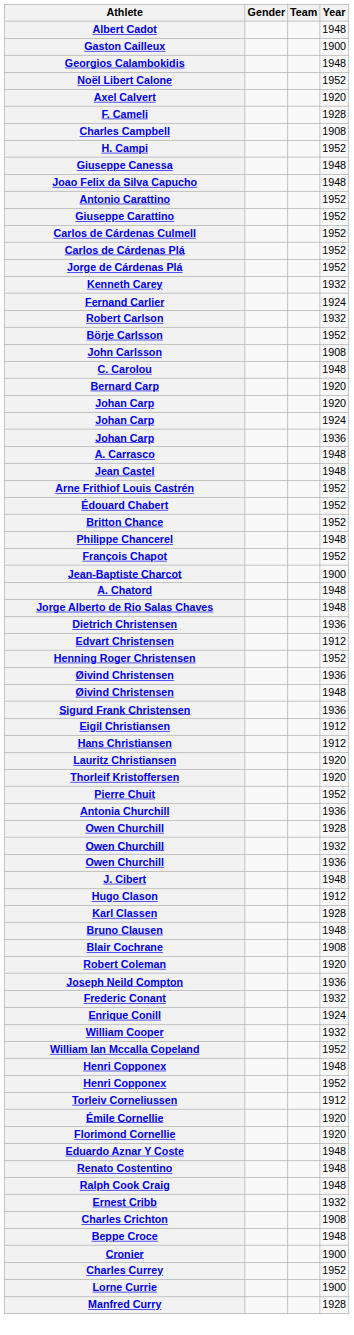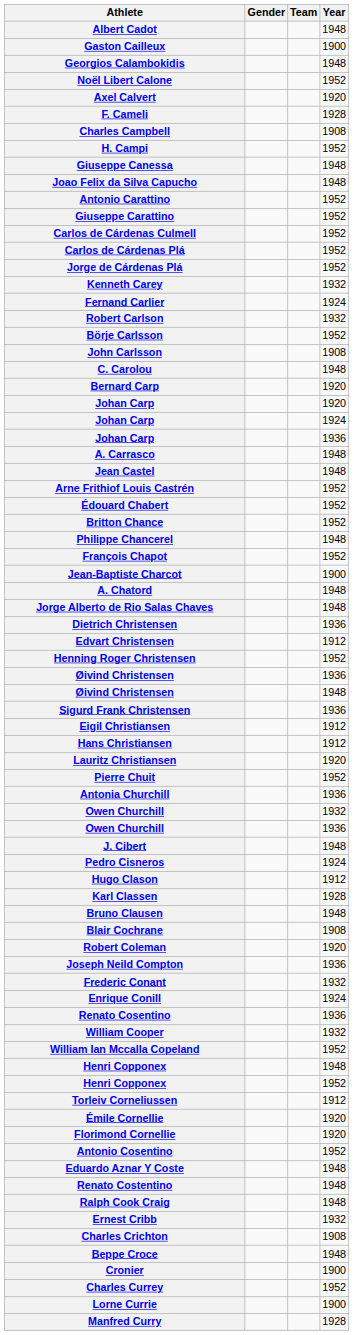- row: (125, 778)
- row: (125, 829)
+ row: (125, 863)
+ row: (125, 1016)
+ row: (125, 1152)
